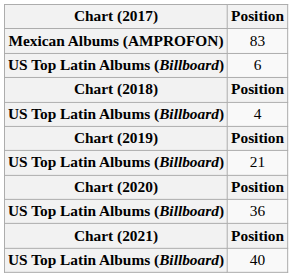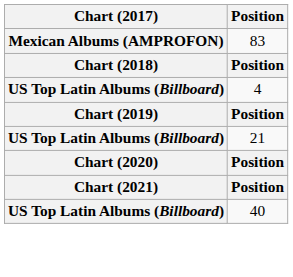- row: (258, 65)
- row: (258, 211)
